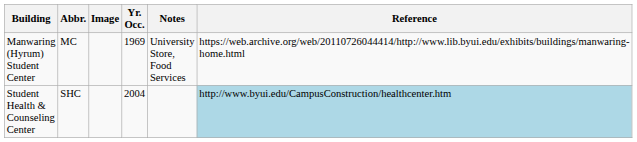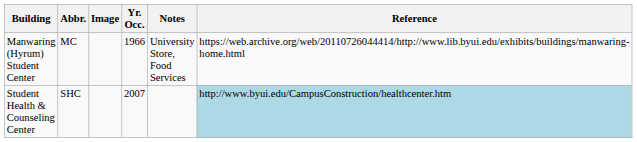(134, 41) 1969 -> (134, 41) 1966
(134, 93) 2004 -> (134, 93) 2007
